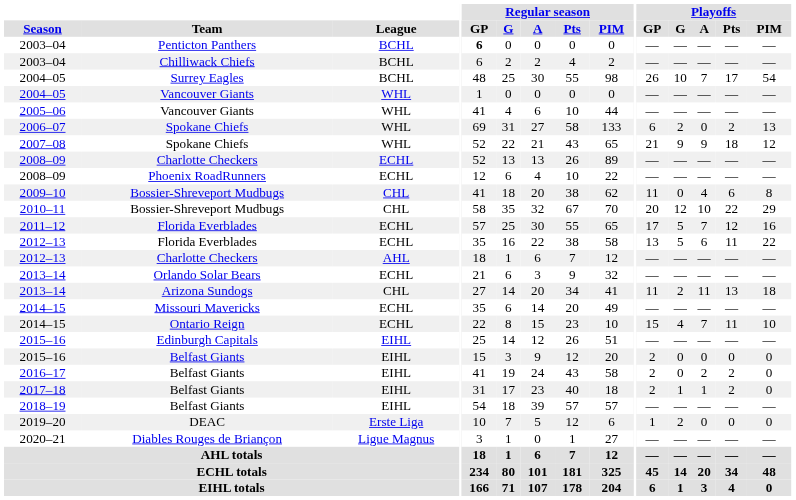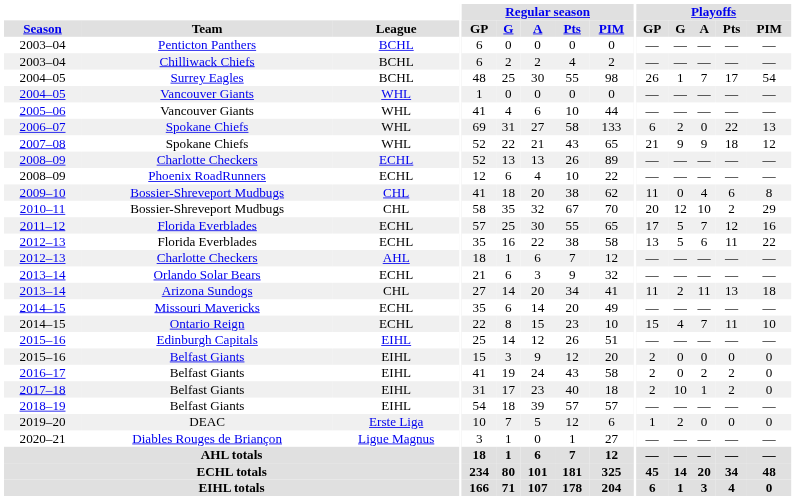(479, 45) bold -> (479, 45) normal
(680, 77) 10 -> (680, 77) 1
(732, 127) 2 -> (732, 127) 22
(732, 209) 22 -> (732, 209) 2
(680, 389) 1 -> (680, 389) 10
